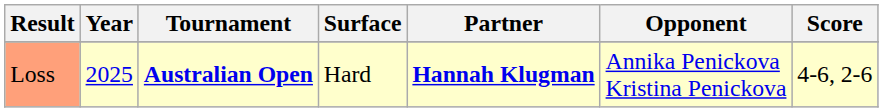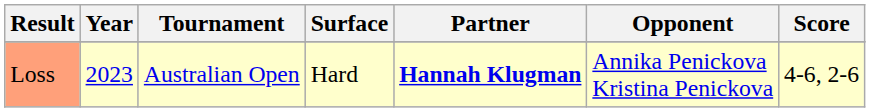(109, 74) 2025 -> (109, 74) 2023
(228, 74) bold -> (222, 74) normal
